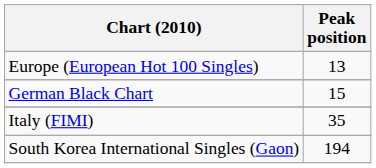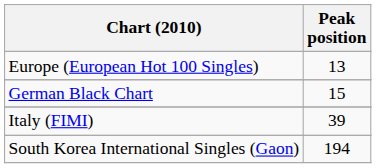(337, 120) 35 -> (337, 120) 39
